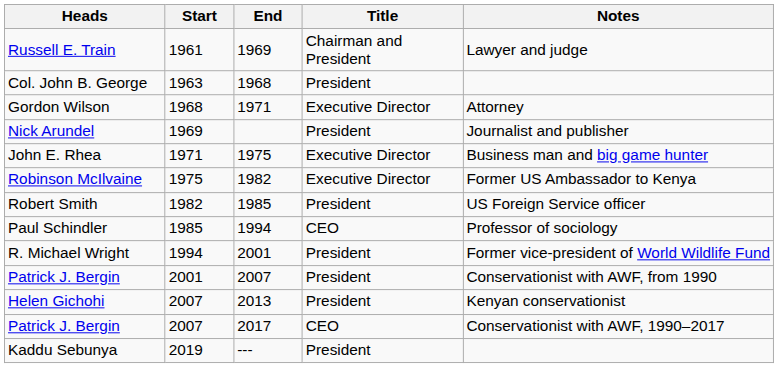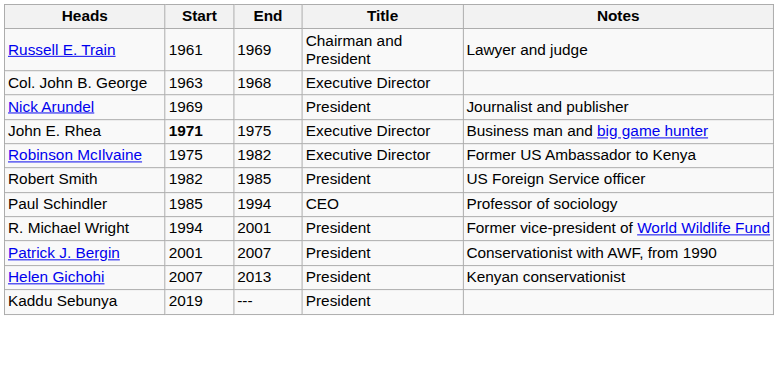(338, 82) President -> (368, 82) Executive Director
- row: (59, 107)
(186, 155) normal -> (186, 131) bold
- row: (64, 326)
